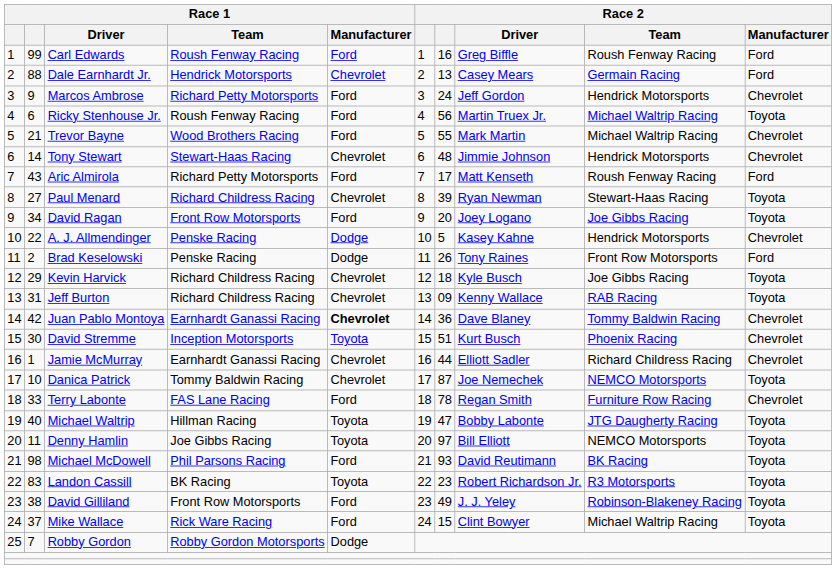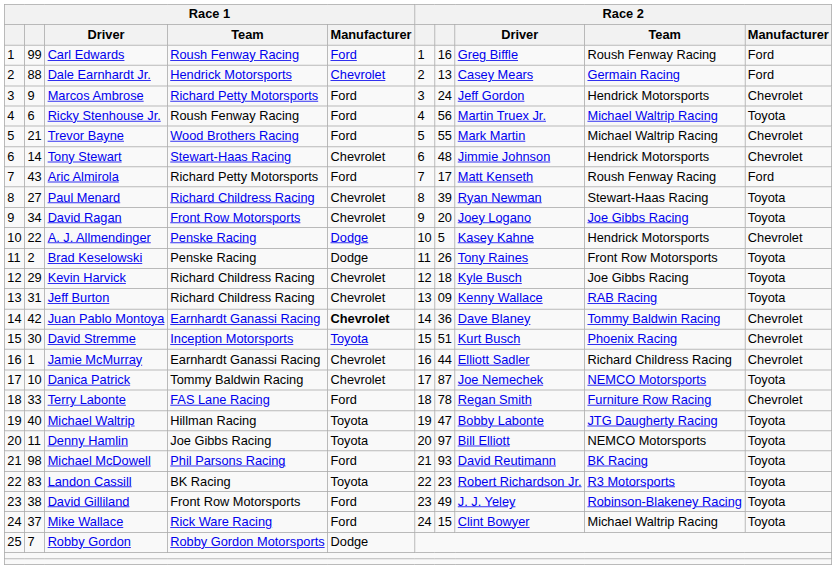(344, 217) Ford -> (358, 217) Chevrolet
(761, 258) Ford -> (767, 258) Toyota
